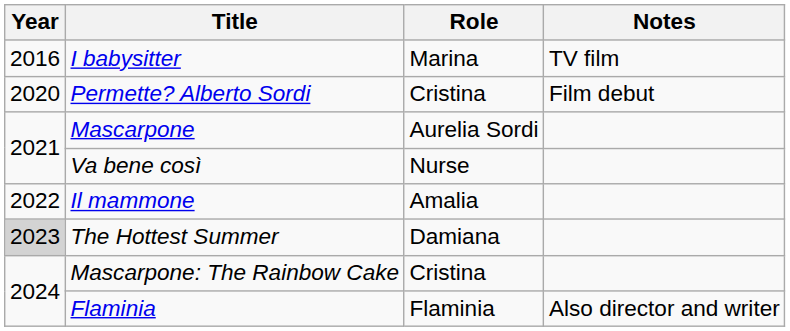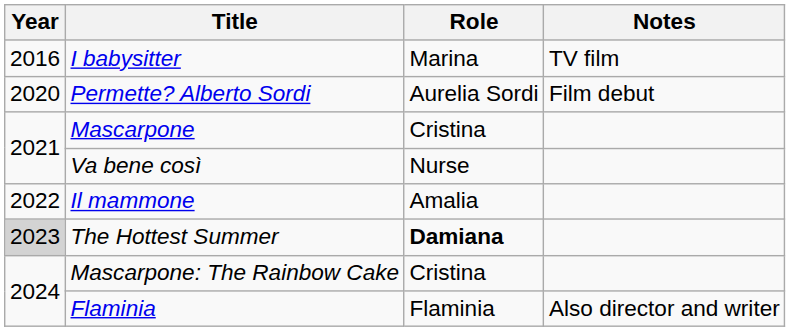(448, 93) Cristina -> (474, 93) Aurelia Sordi
(474, 129) Aurelia Sordi -> (448, 129) Cristina
(455, 237) normal -> (456, 237) bold
